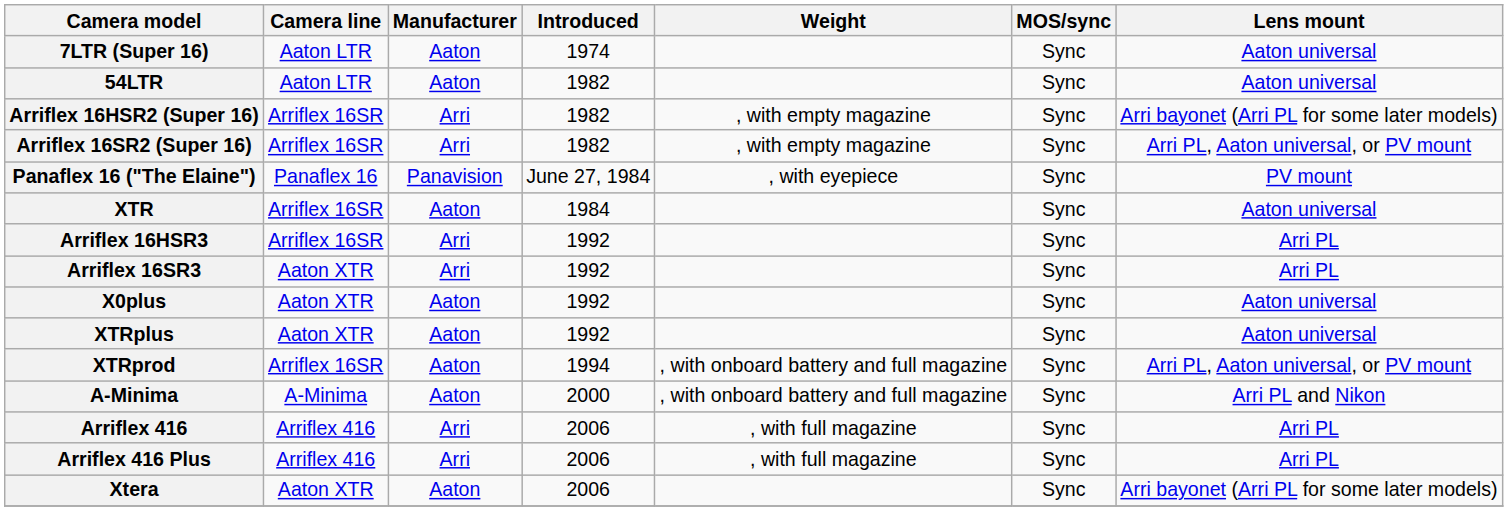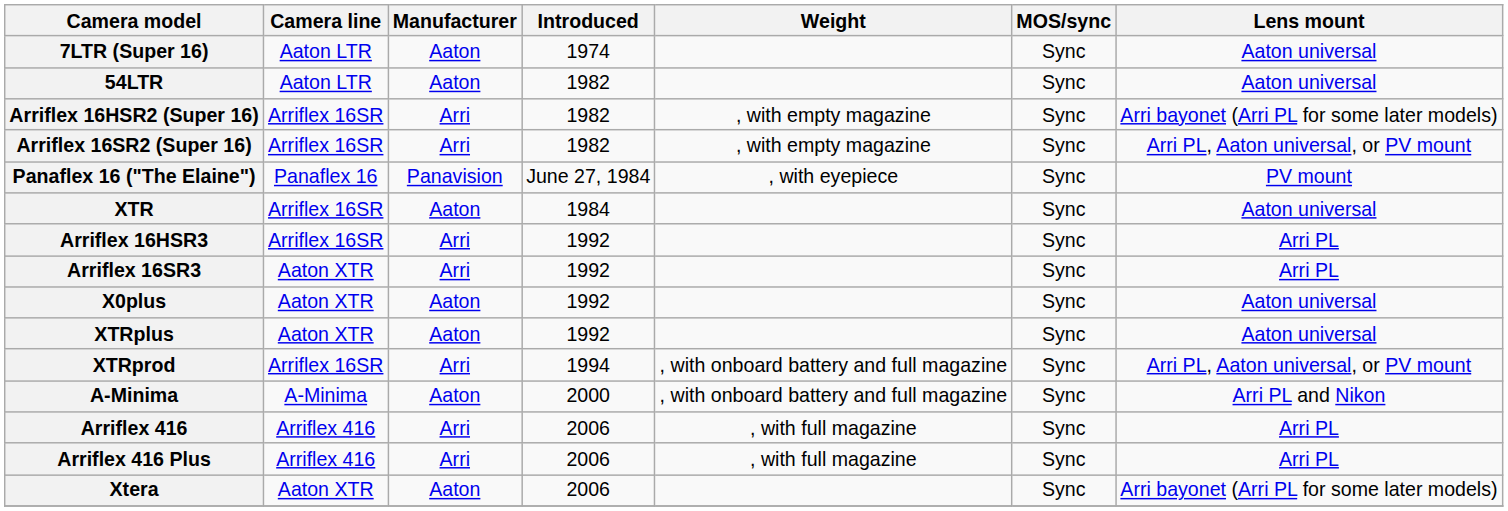(455, 365) Aaton -> (455, 365) Arri
